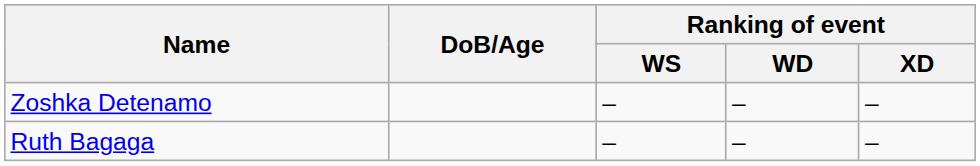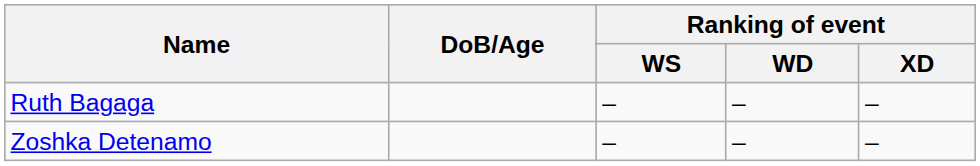rows swapped: (82, 141) <-> (111, 102)
